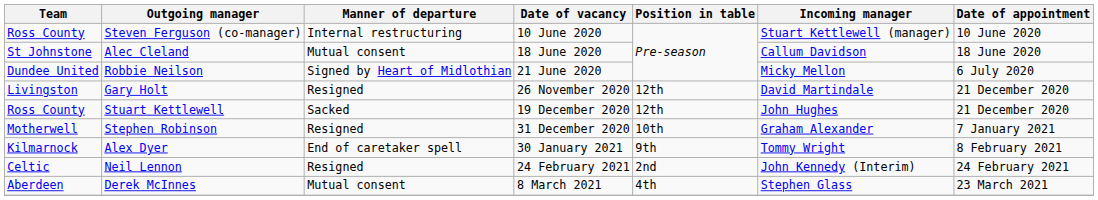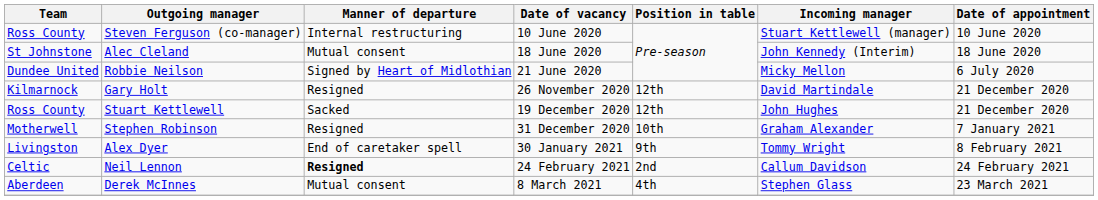(813, 52) Callum Davidson -> (838, 52) John Kennedy (Interim)
(42, 90) Livingston -> (42, 90) Kilmarnock
(42, 147) Kilmarnock -> (42, 147) Livingston
(335, 167) normal -> (335, 167) bold
(838, 167) John Kennedy (Interim) -> (813, 167) Callum Davidson
